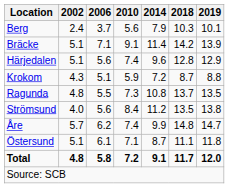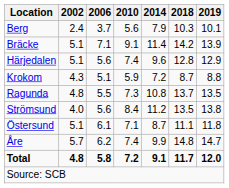rows swapped: (15, 126) <-> (30, 142)
